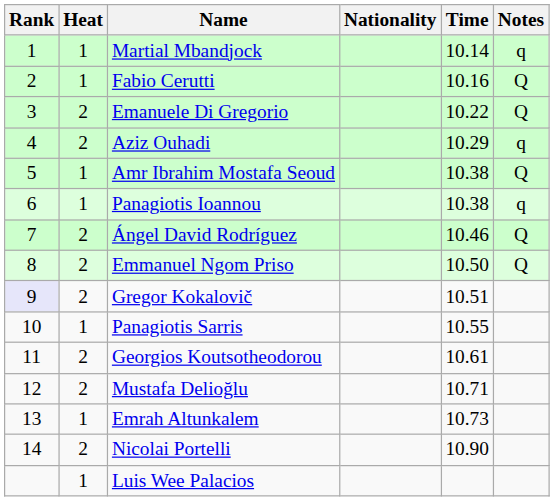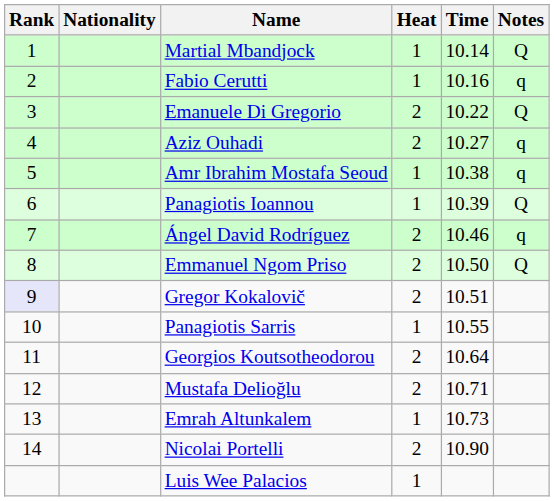columns swapped: (83, 19) <-> (390, 19)
(521, 50) q -> (521, 50) Q
(521, 81) Q -> (521, 81) q
(467, 142) 10.29 -> (467, 142) 10.27
(521, 173) Q -> (521, 173) q
(467, 204) 10.38 -> (467, 204) 10.39
(521, 204) q -> (521, 204) Q
(521, 234) Q -> (521, 234) q
(467, 357) 10.61 -> (467, 357) 10.64
